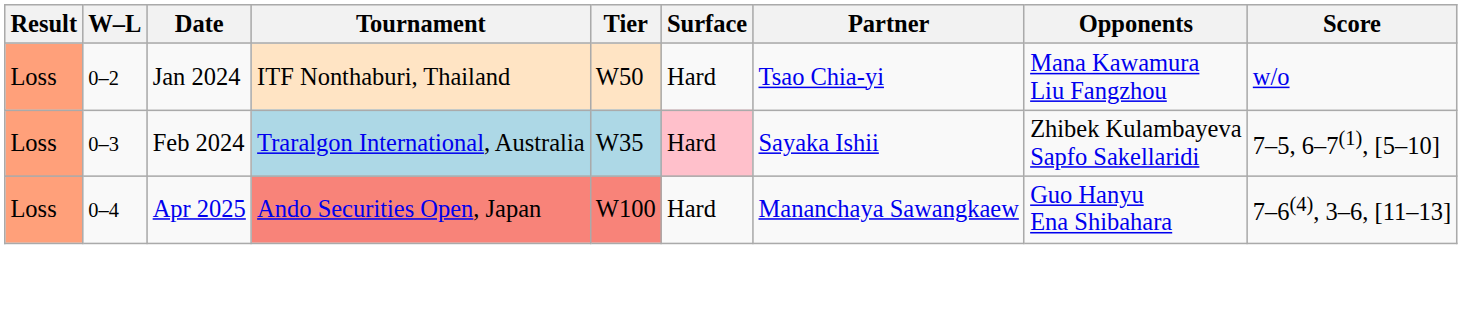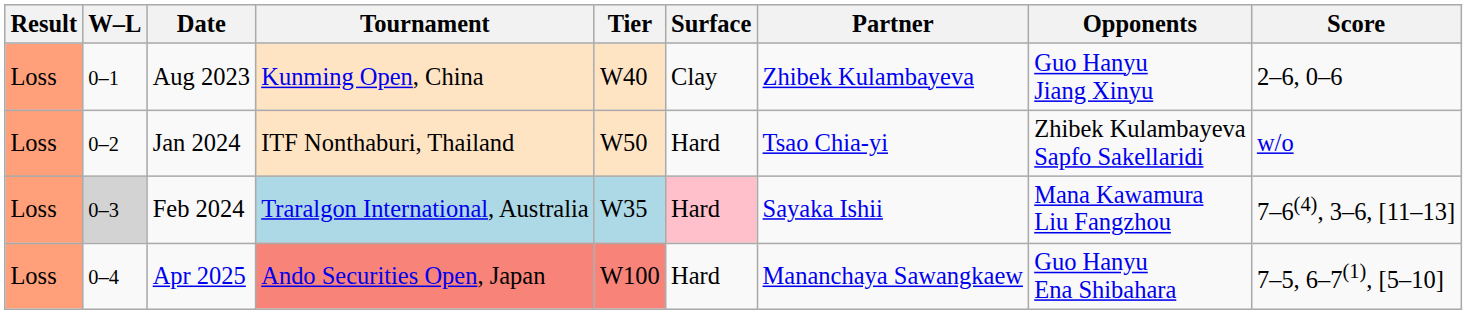+ row: (201, 76)
(1115, 76) Mana Kawamura Liu Fangzhou -> (1140, 142) Zhibek Kulambayeva Sapfo Sakellaridi
(104, 144) no background -> (104, 210) lightgrey background
(1136, 142) Zhibek Kulambayeva Sapfo Sakellaridi -> (1119, 209) Mana Kawamura Liu Fangzhou
(1346, 142) 7–5, 6–7(1), [5–10] -> (1356, 209) 7–6(4), 3–6, [11–13]
(1352, 209) 7–6(4), 3–6, [11–13] -> (1350, 275) 7–5, 6–7(1), [5–10]
